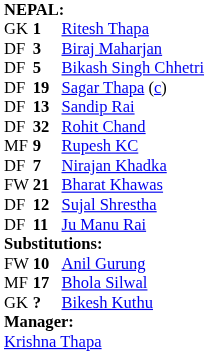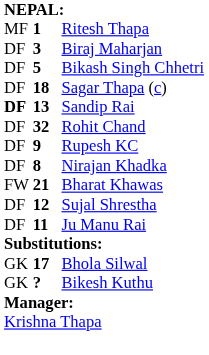(16, 28) GK -> (16, 28) MF
(41, 87) 19 -> (41, 87) 18
(15, 106) normal -> (15, 106) bold
(16, 146) MF -> (15, 146) DF
(37, 165) 7 -> (37, 165) 8
- row: (104, 263)
(16, 282) MF -> (16, 263) GK
